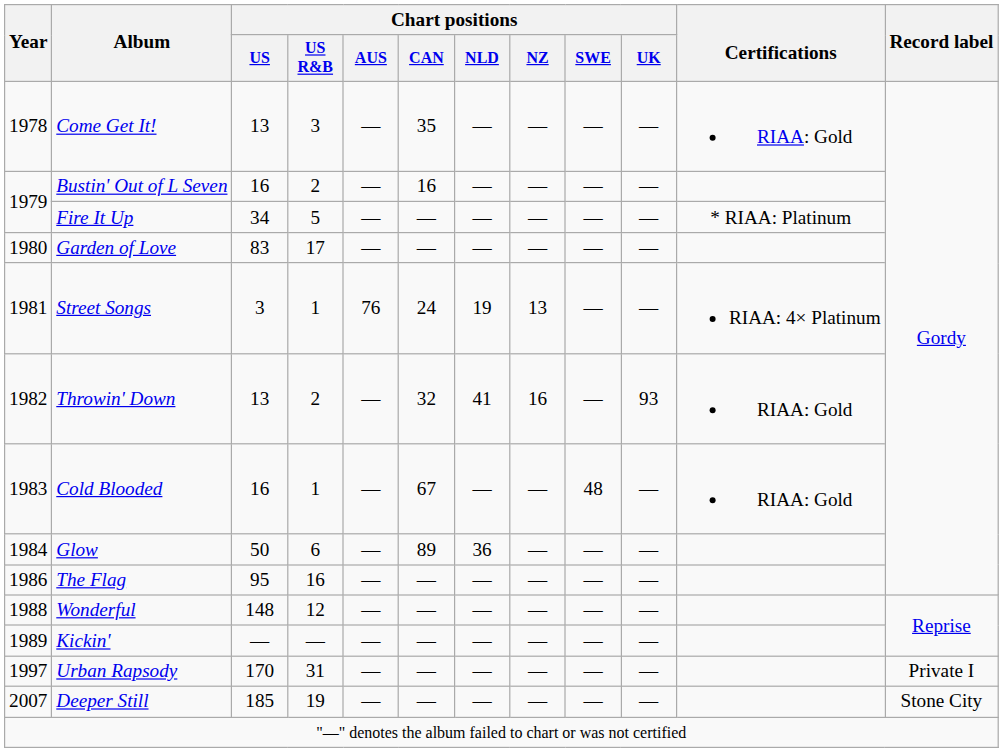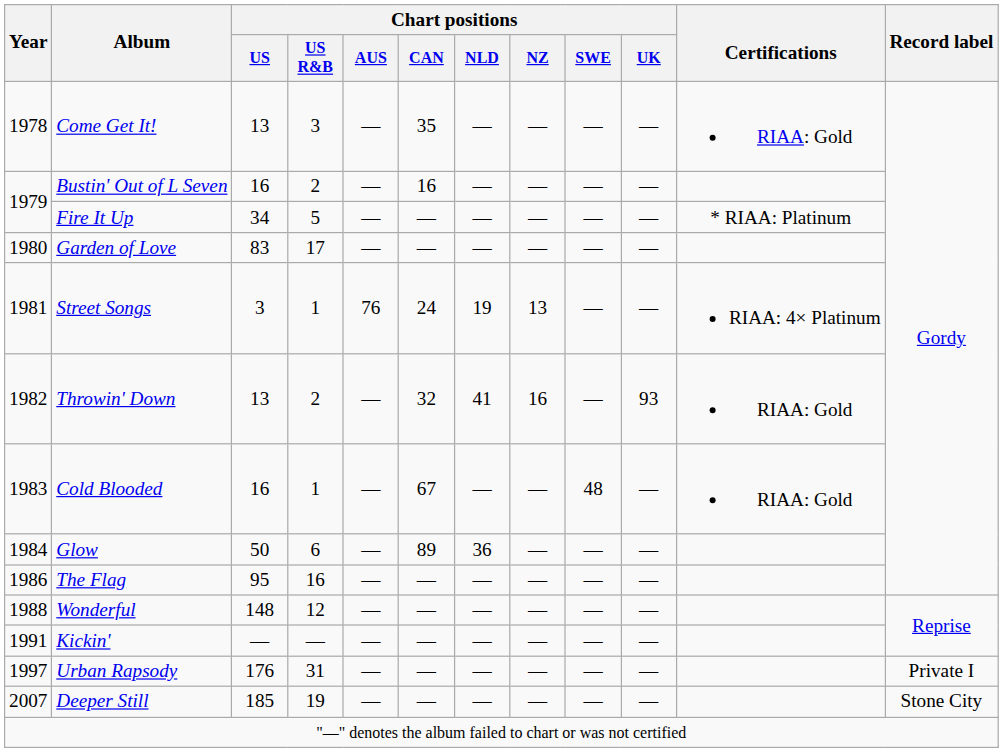(28, 640) 1989 -> (28, 640) 1991
(260, 671) 170 -> (260, 671) 176
